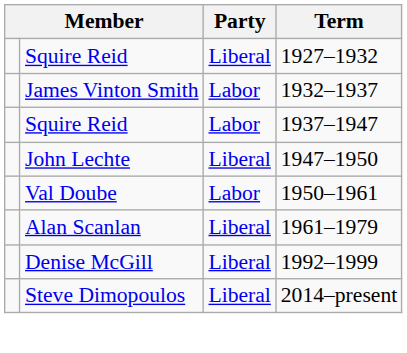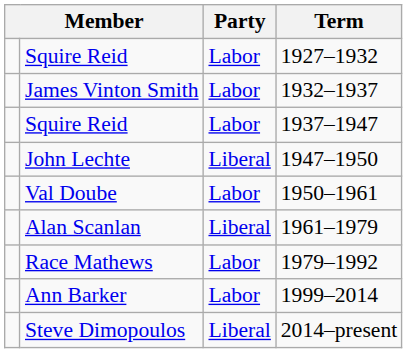(240, 55) Liberal -> (234, 55) Labor
+ row: (89, 261)
- row: (89, 261)
+ row: (76, 295)
